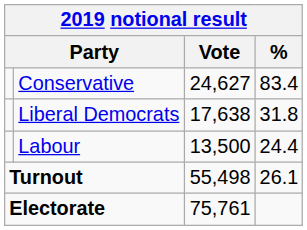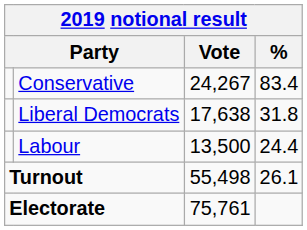(220, 83) 24,627 -> (220, 83) 24,267
